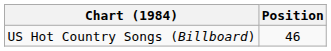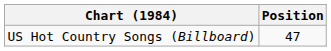(293, 36) 46 -> (293, 36) 47
